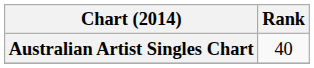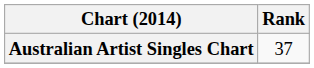(284, 48) 40 -> (284, 48) 37
